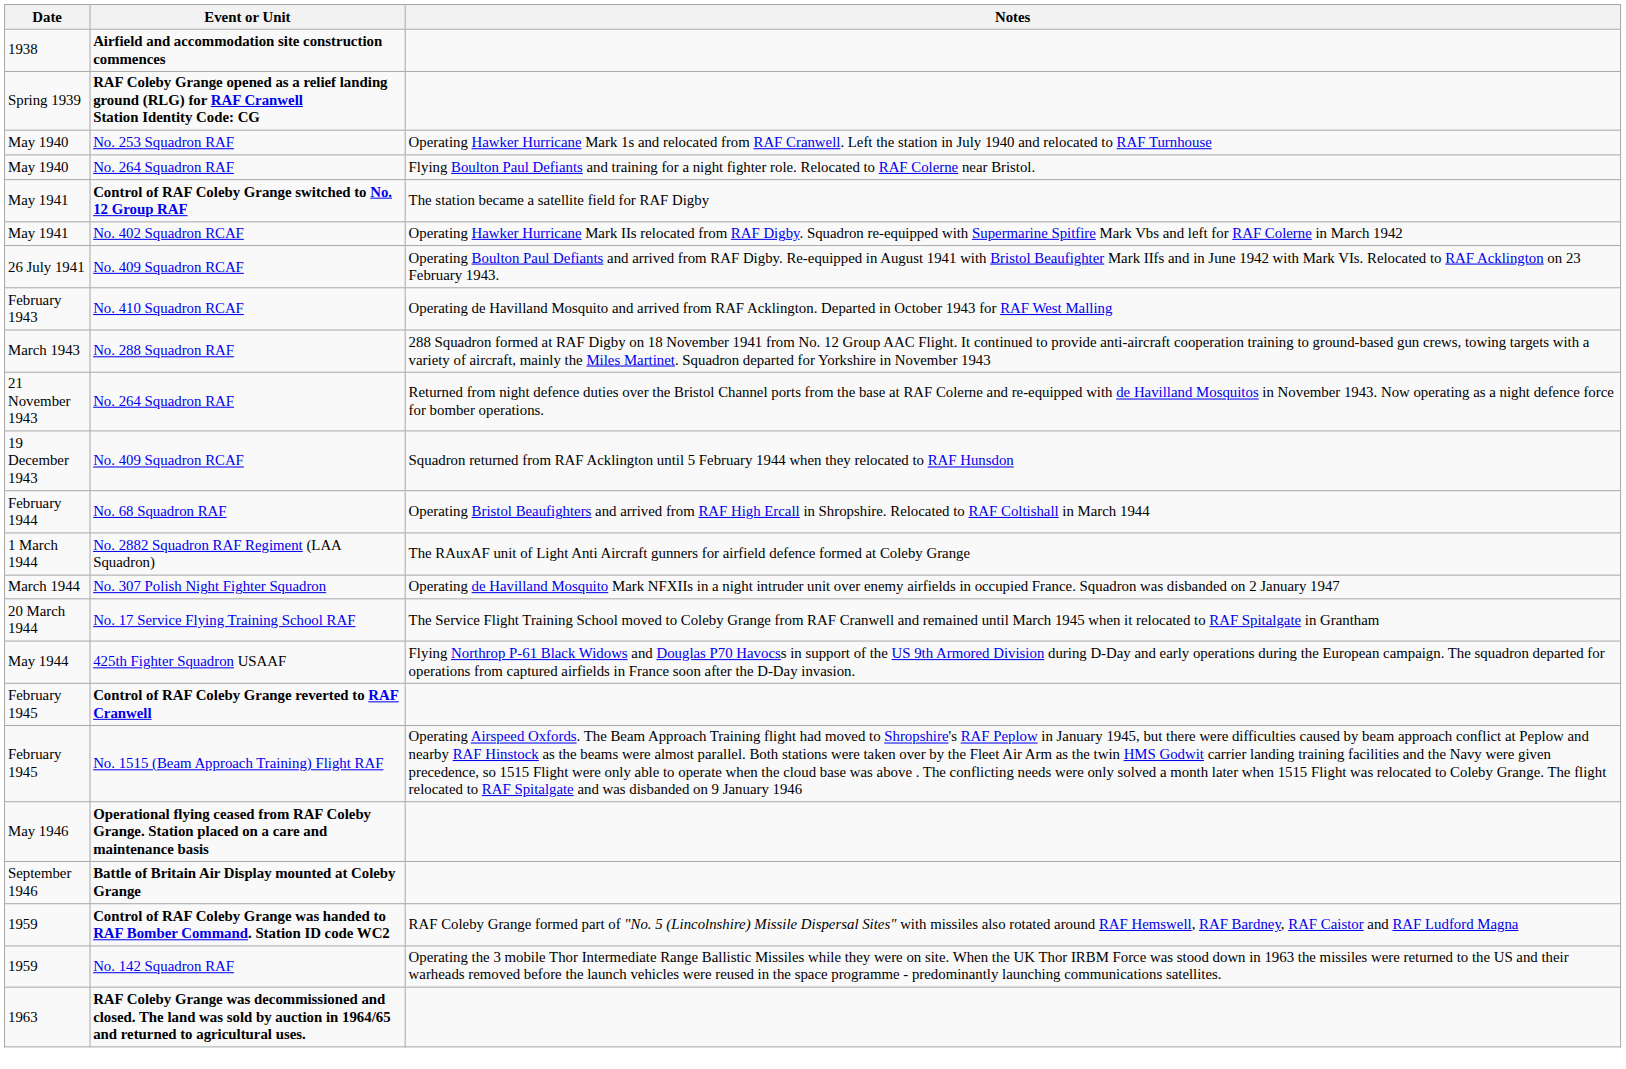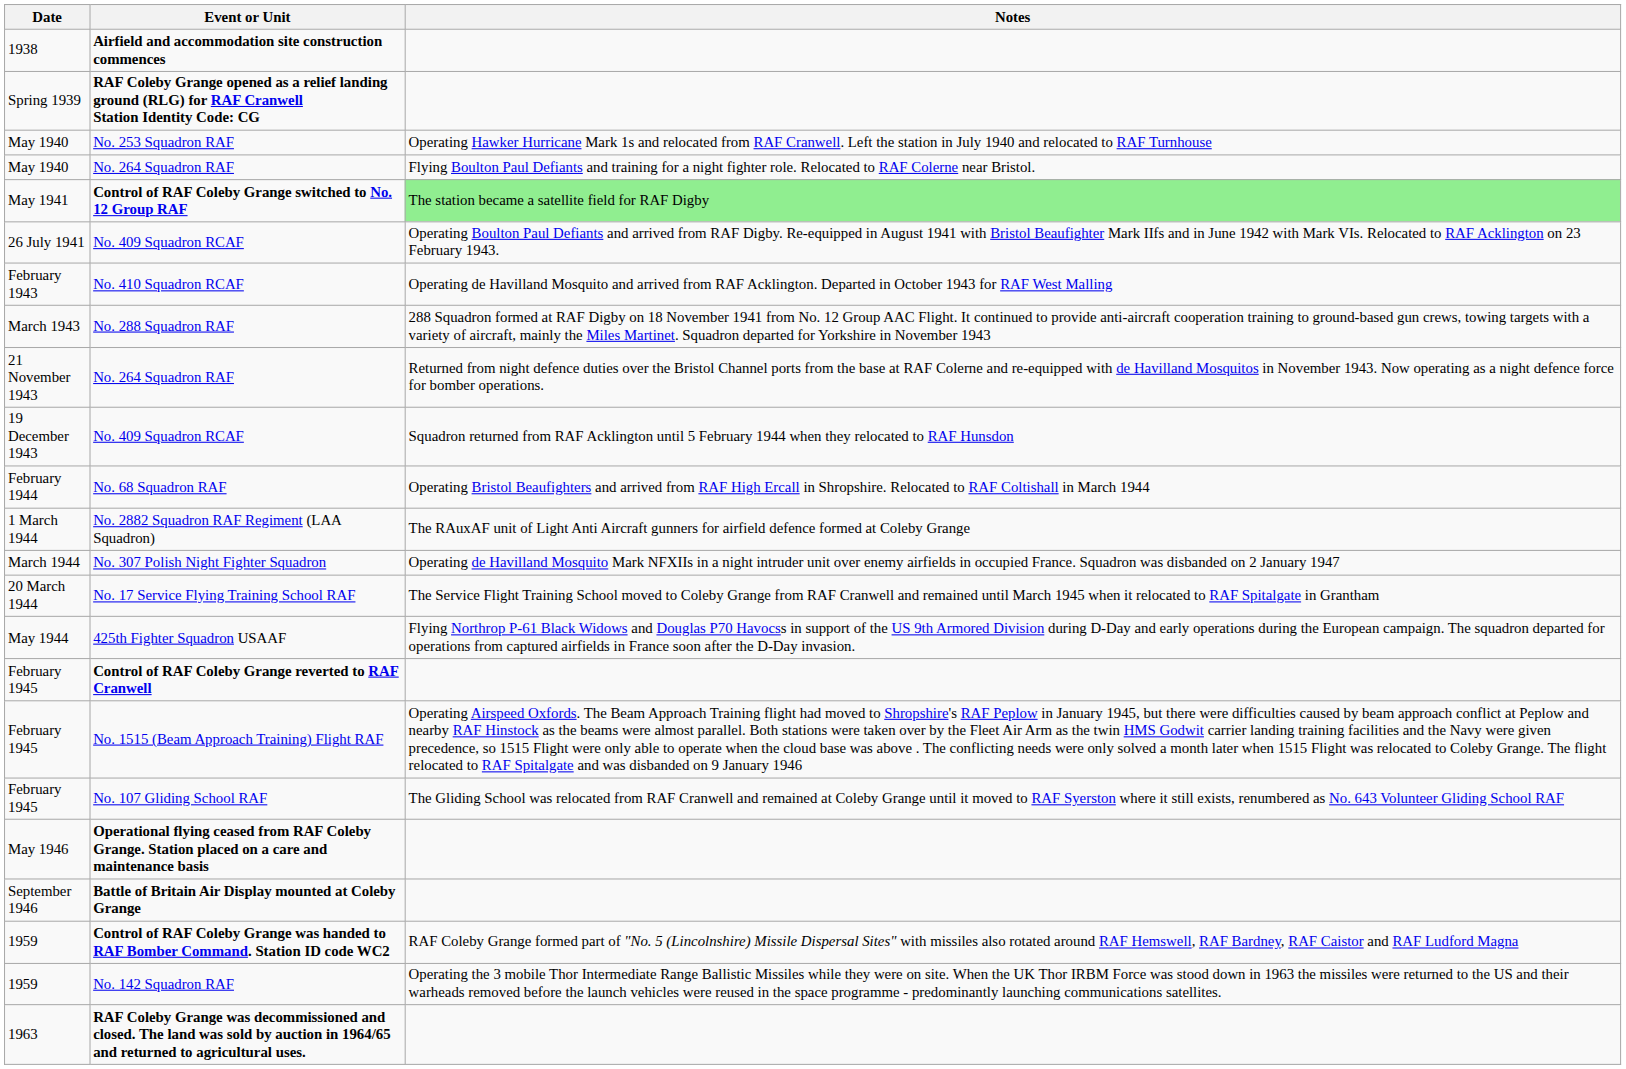(559, 200) no background -> (559, 200) lightgreen background
- row: (38, 233)
+ row: (35, 798)
